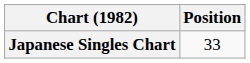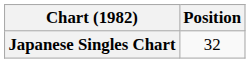(212, 44) 33 -> (212, 44) 32
